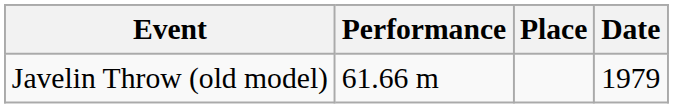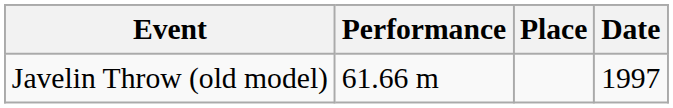(631, 77) 1979 -> (631, 77) 1997
